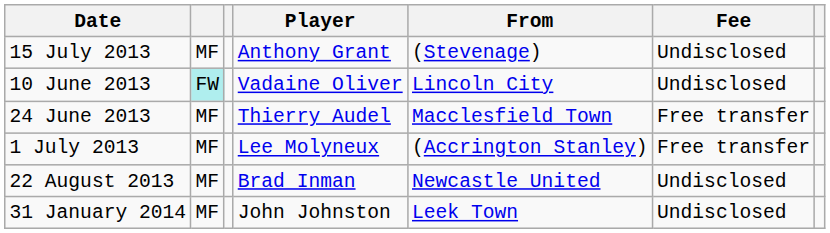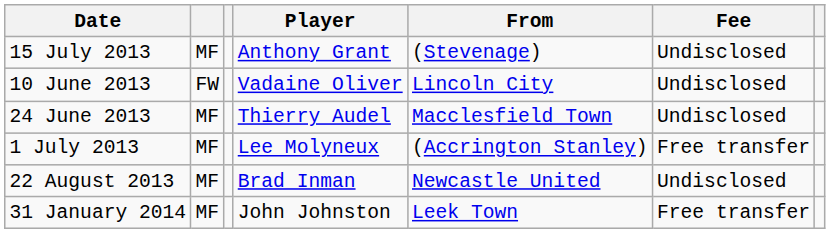(207, 85) paleturquoise background -> (207, 85) no background
(734, 117) Free transfer -> (722, 117) Undisclosed
(722, 213) Undisclosed -> (734, 213) Free transfer
